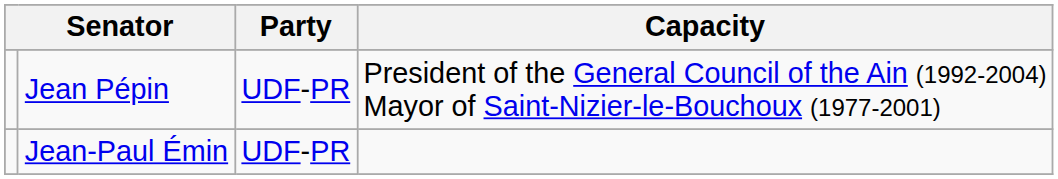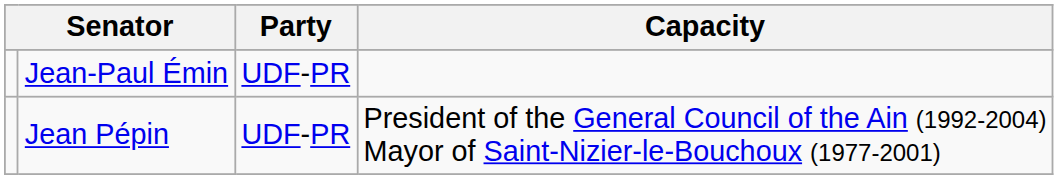rows swapped: (126, 151) <-> (97, 89)
